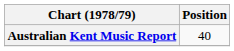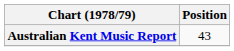(205, 35) 40 -> (205, 35) 43
